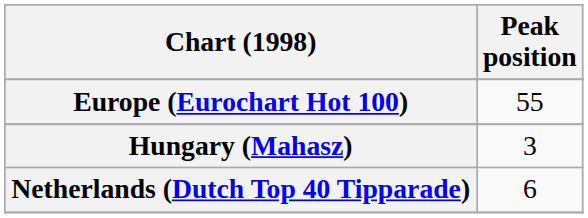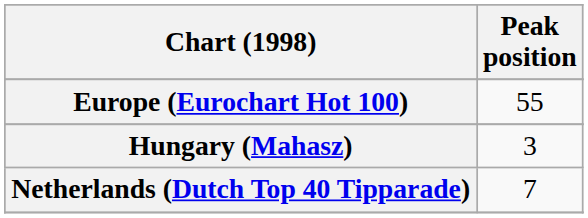(530, 189) 6 -> (530, 189) 7
